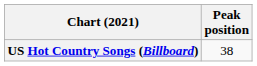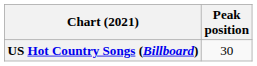(227, 50) 38 -> (227, 50) 30
